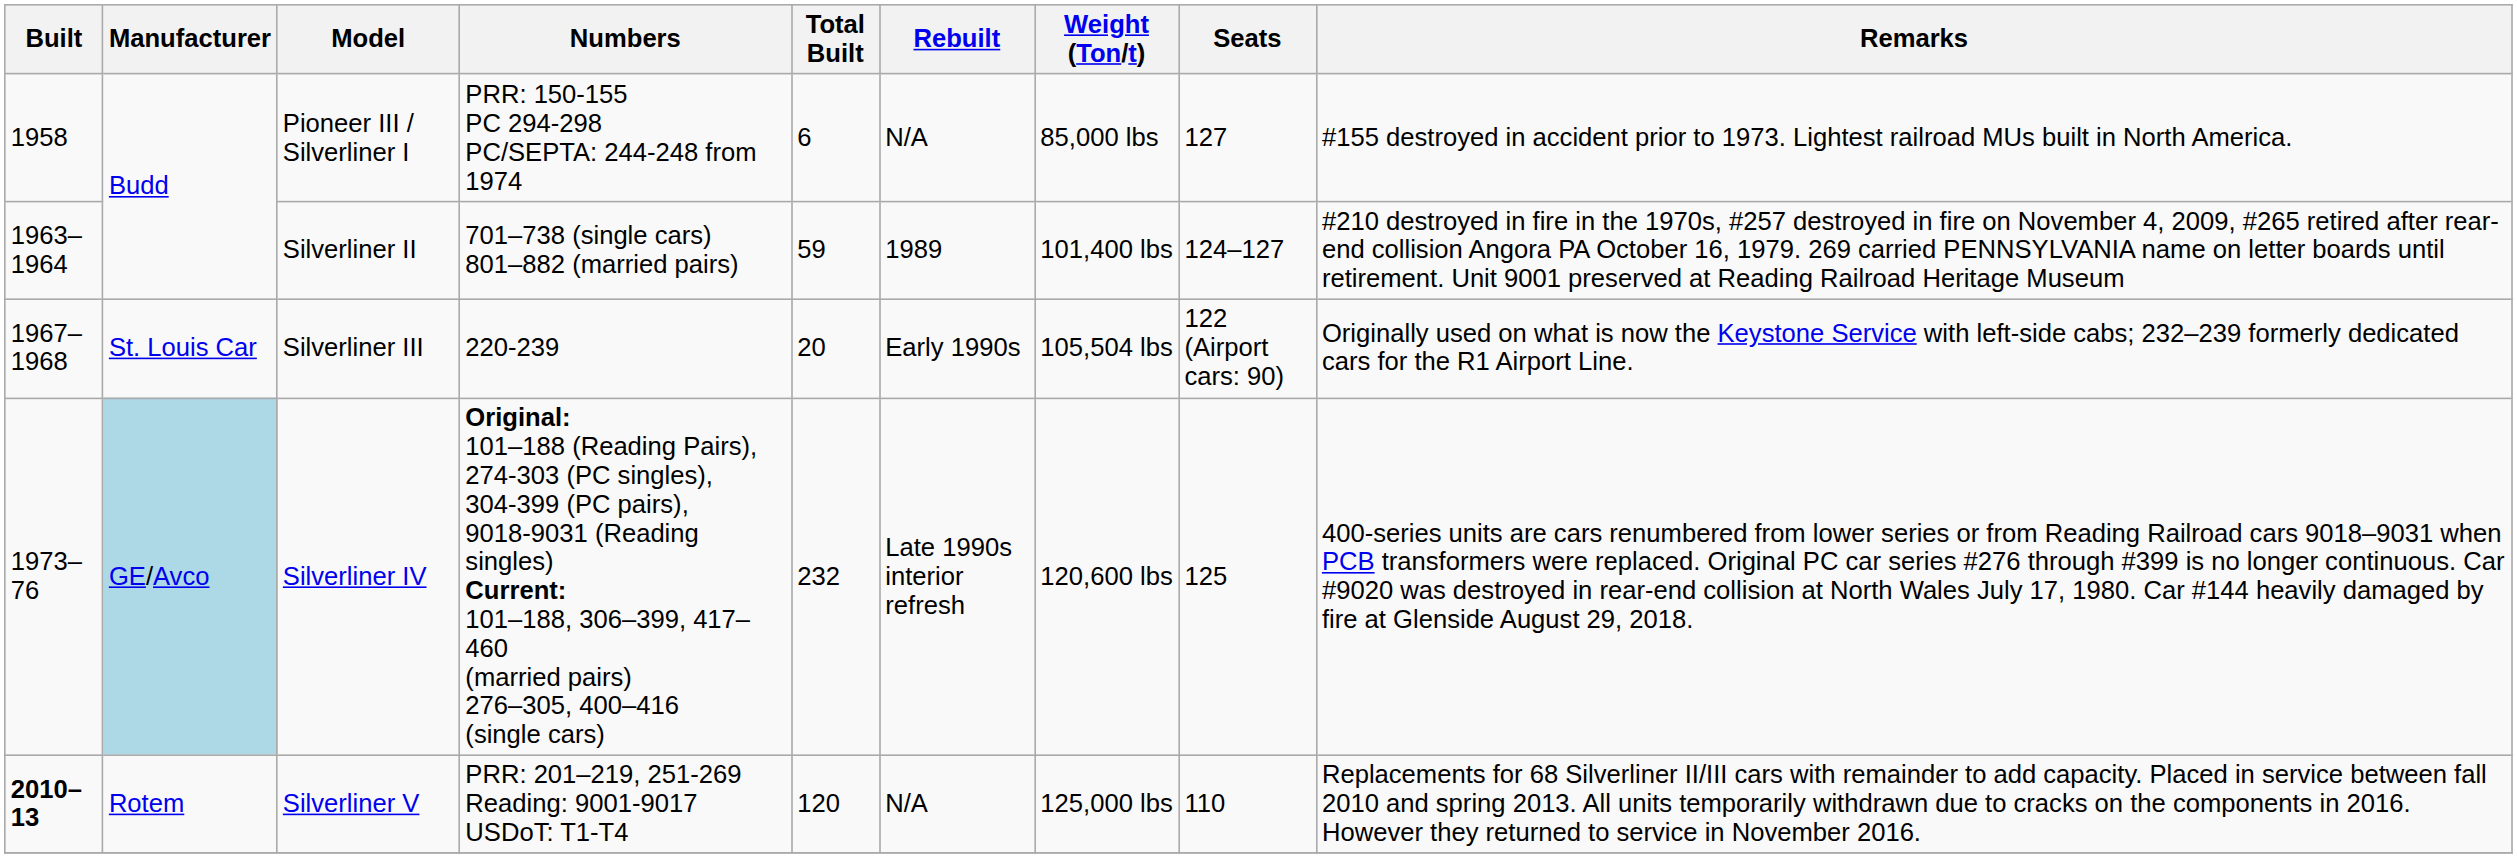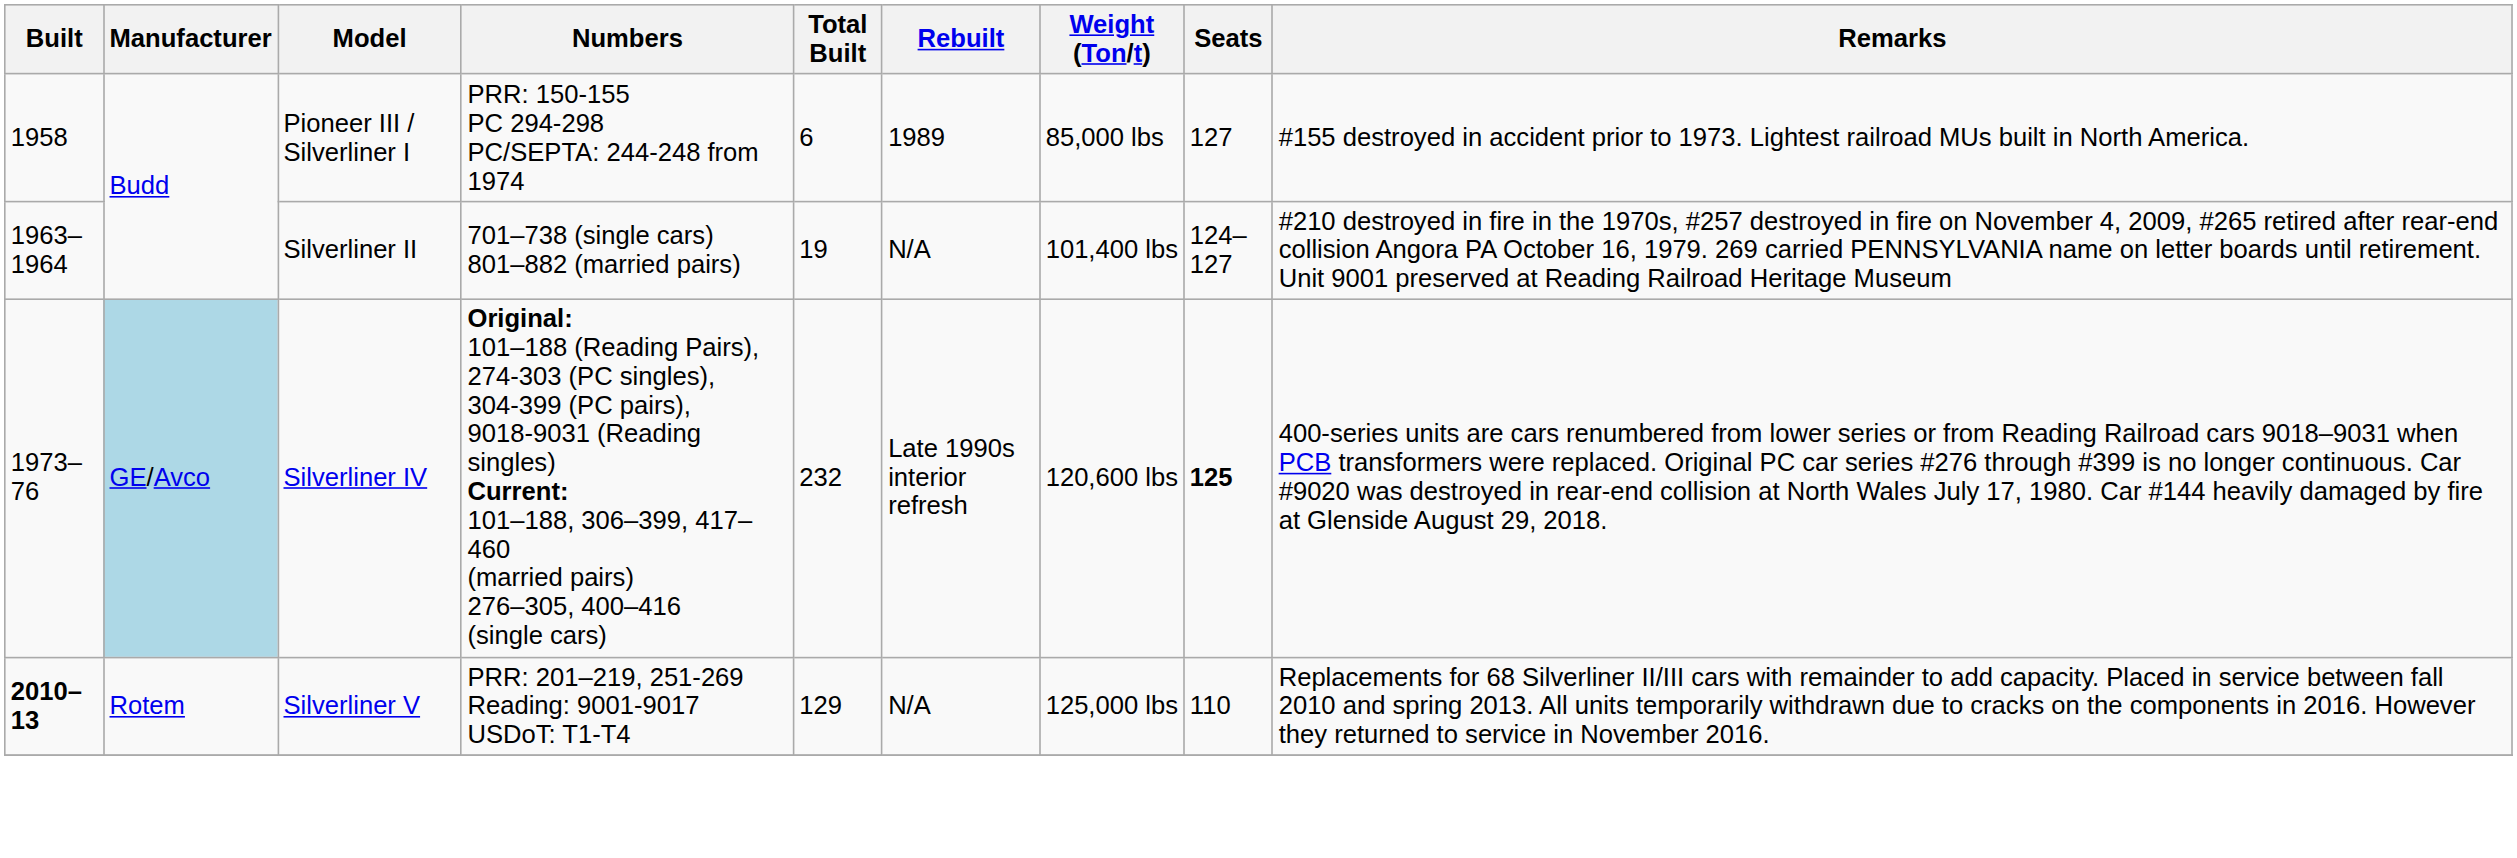(907, 137) N/A -> (917, 137) 1989
(811, 250) 59 -> (814, 250) 19
(914, 250) 1989 -> (909, 250) N/A
- row: (353, 348)
(1206, 576) normal -> (1211, 477) bold
(819, 803) 120 -> (821, 705) 129
